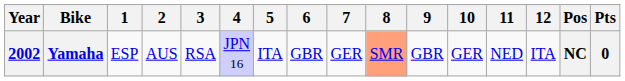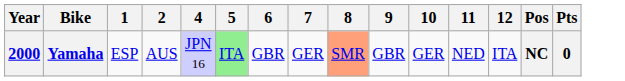- column: (201, 17)
(24, 53) 2002 -> (24, 53) 2000
(270, 53) no background -> (232, 53) lightgreen background
